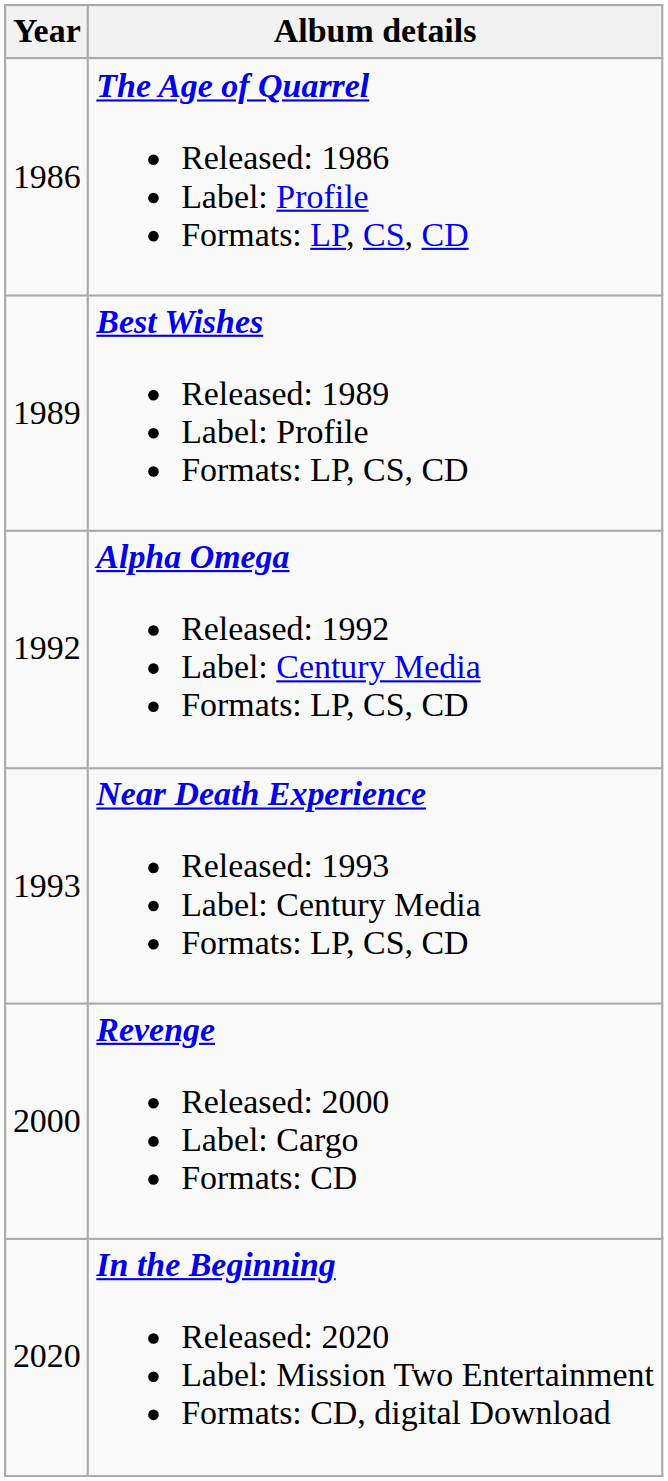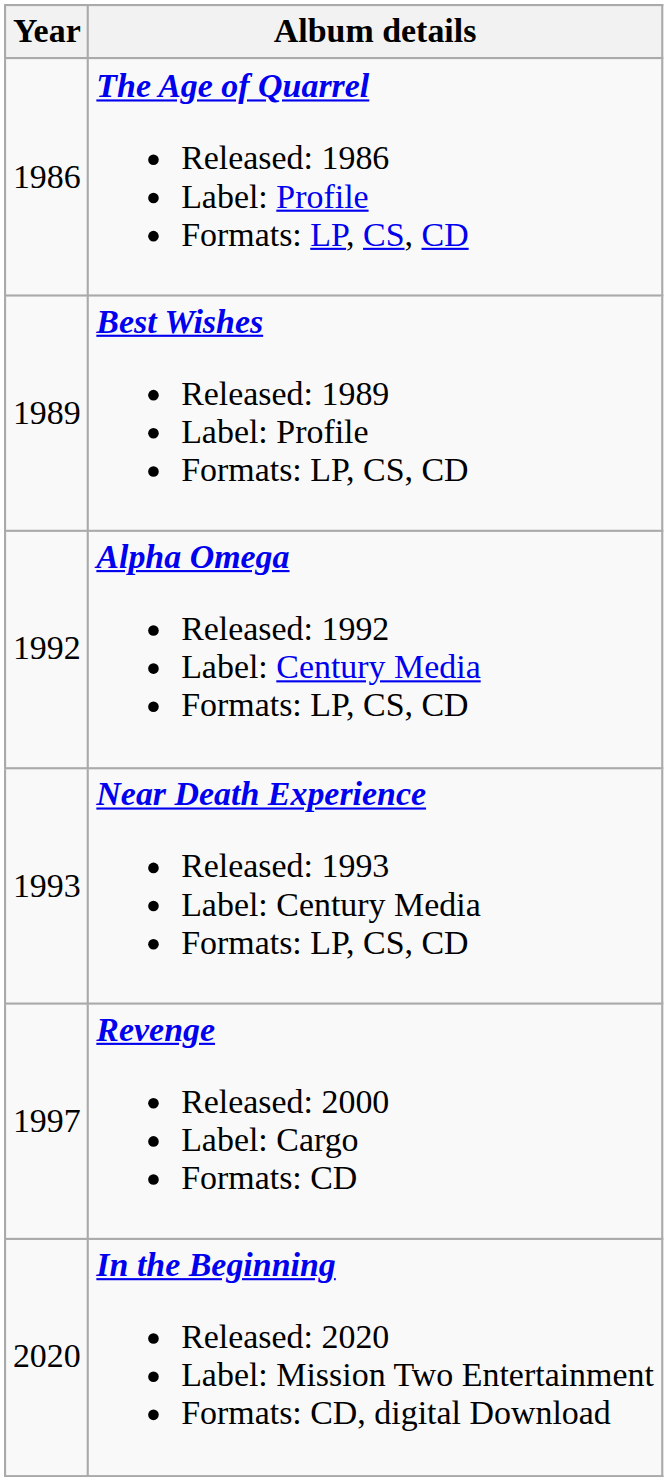(47, 1120) 2000 -> (47, 1120) 1997
